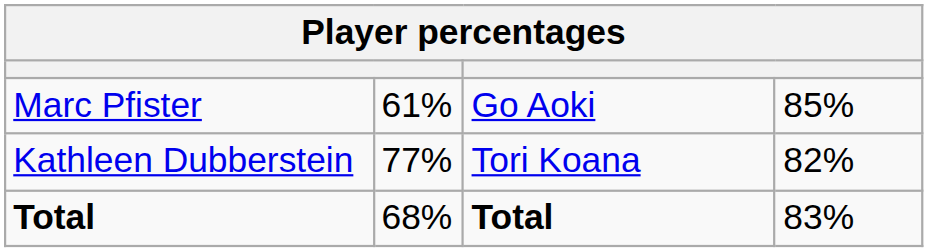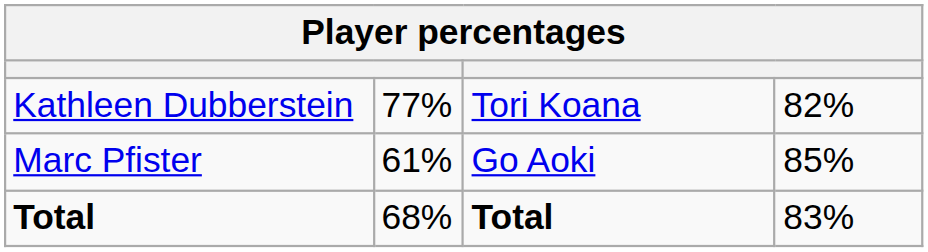rows swapped: (183, 160) <-> (108, 104)
